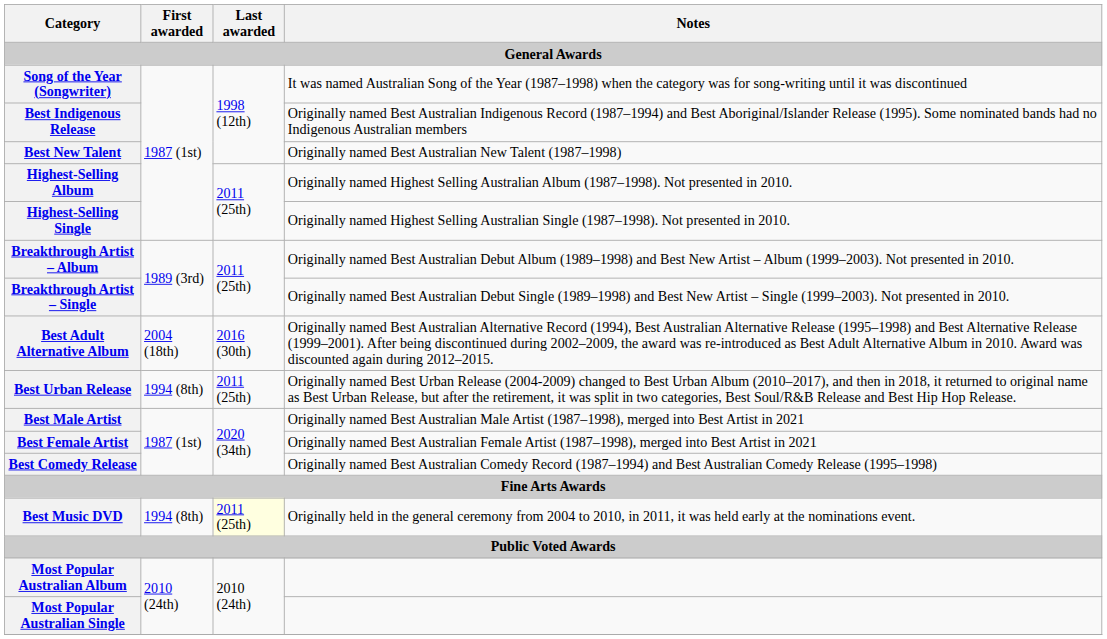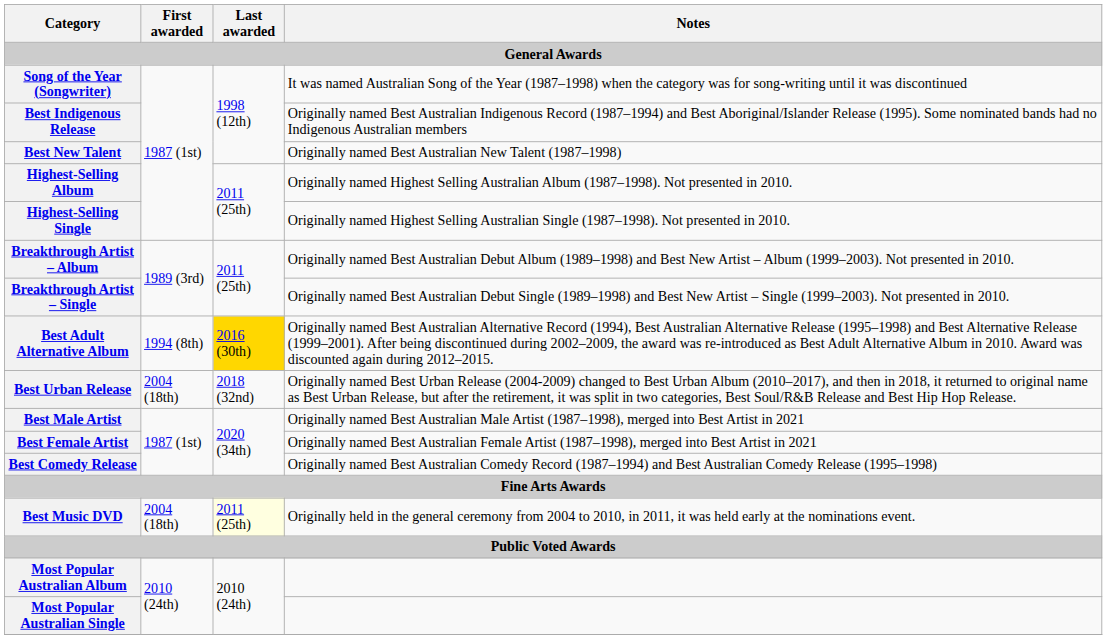(161, 343) 2004 (18th) -> (174, 343) 1994 (8th)
(234, 343) no background -> (234, 343) gold background
(174, 389) 1994 (8th) -> (161, 389) 2004 (18th)
(234, 389) 2011 (25th) -> (235, 389) 2018 (32nd)
(174, 516) 1994 (8th) -> (161, 516) 2004 (18th)
